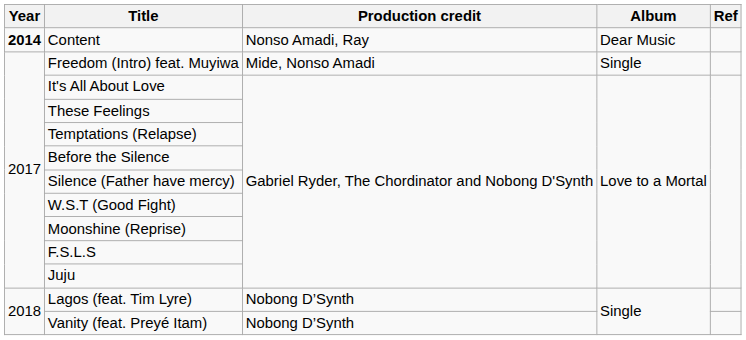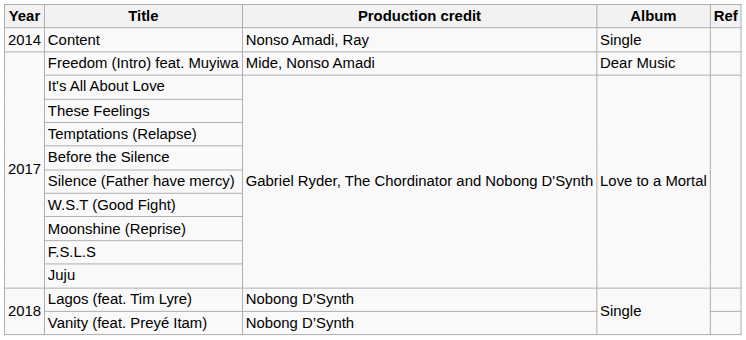(24, 39) bold -> (24, 39) normal
(638, 39) Dear Music -> (621, 39) Single
(621, 63) Single -> (638, 63) Dear Music
